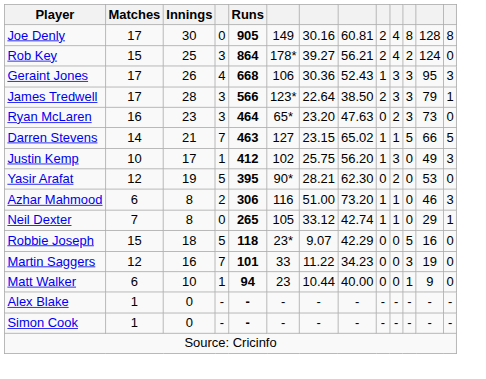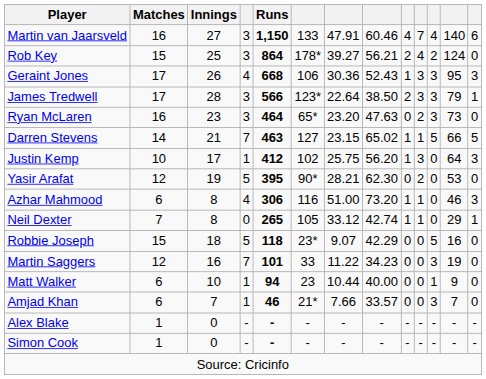+ row: (67, 35)
- row: (36, 35)
(430, 158) 49 -> (454, 158) 64
(222, 199) 2 -> (246, 199) 4
+ row: (43, 302)
